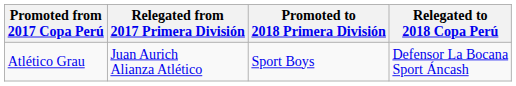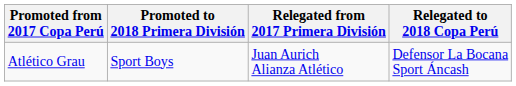columns swapped: (178, 23) <-> (319, 23)
